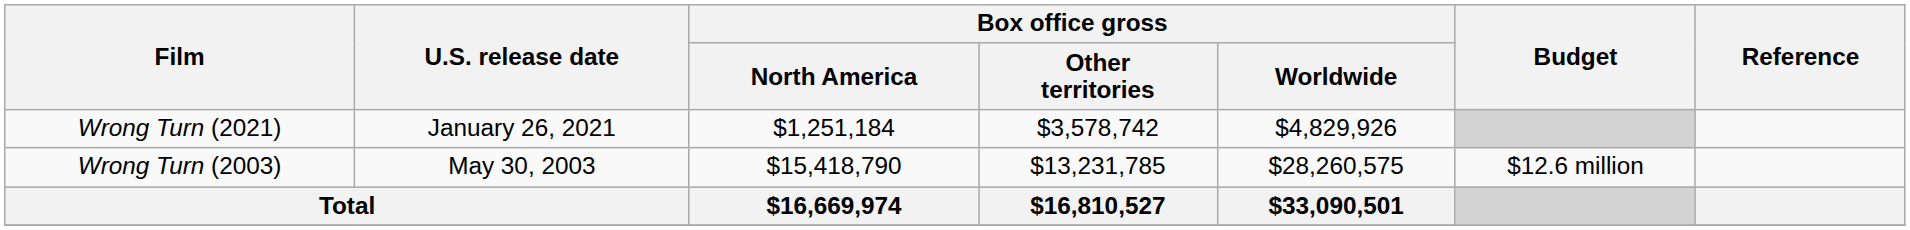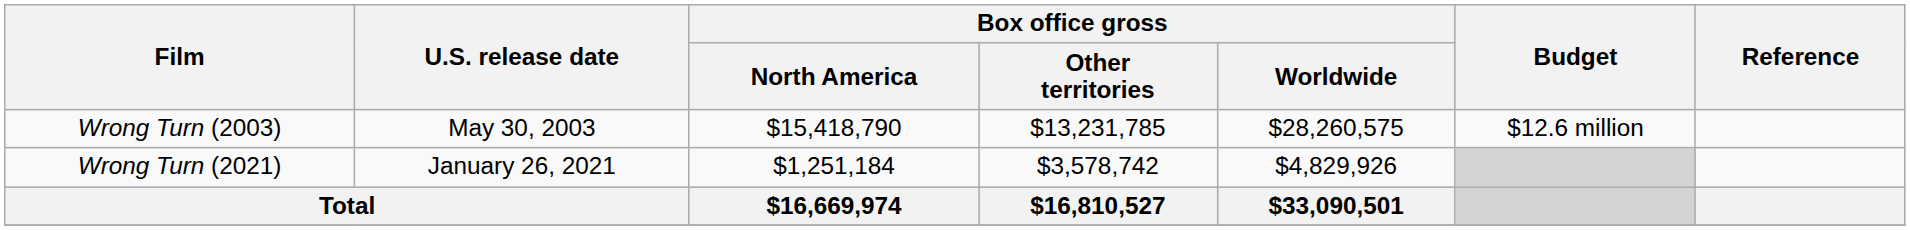rows swapped: (180, 166) <-> (180, 128)
